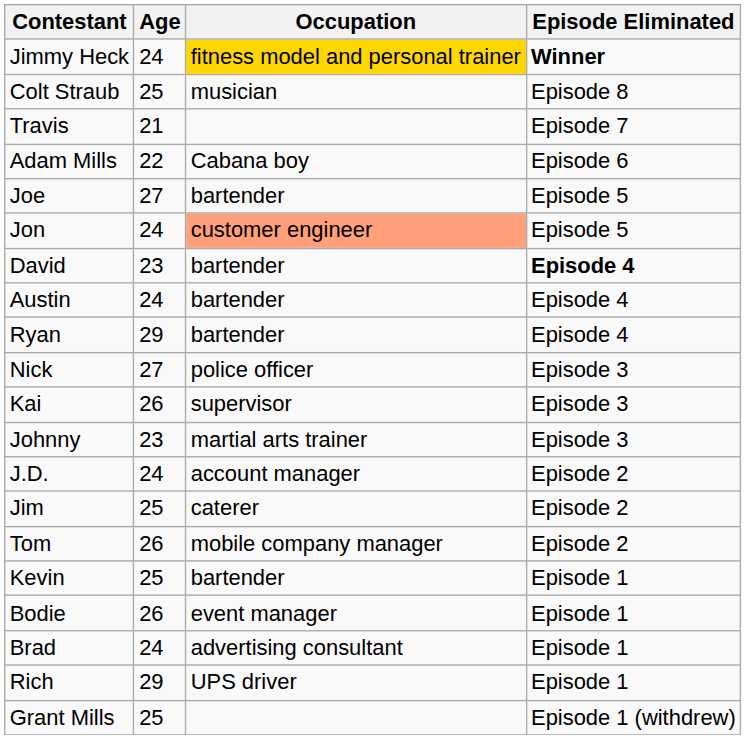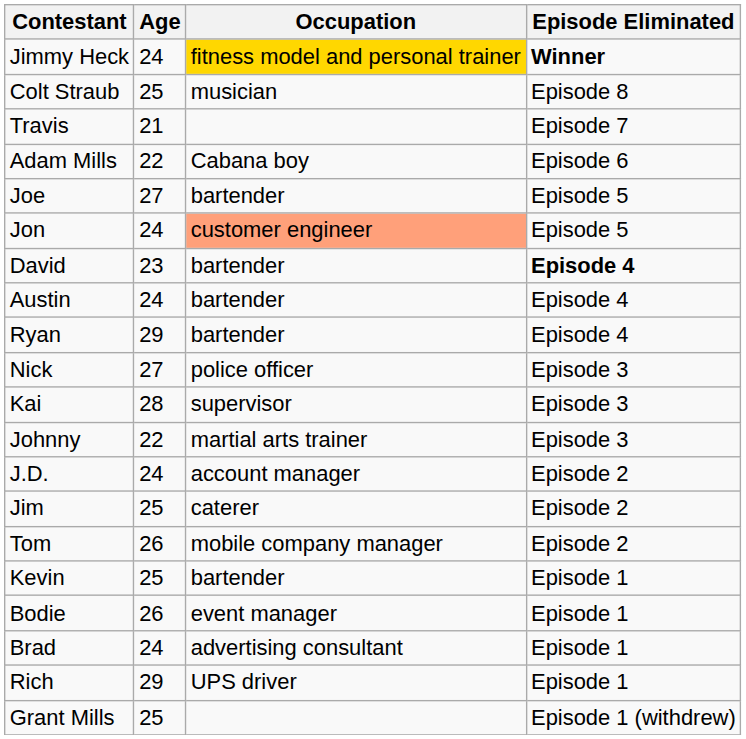(151, 404) 26 -> (151, 404) 28
(151, 439) 23 -> (151, 439) 22
